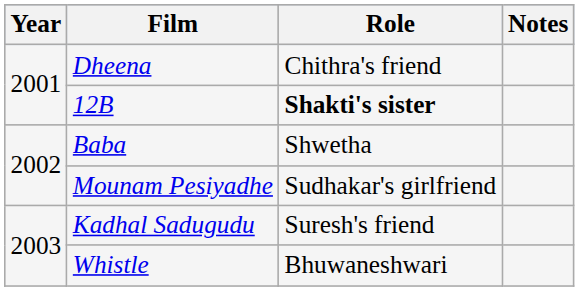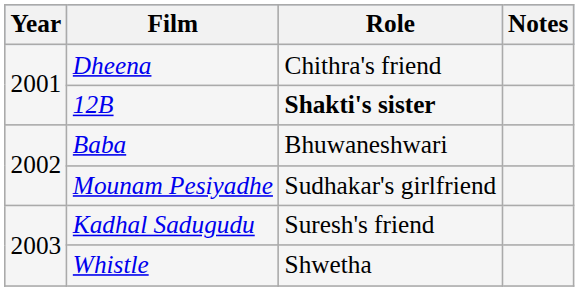(328, 144) Shwetha -> (366, 144) Bhuwaneshwari
(366, 265) Bhuwaneshwari -> (328, 265) Shwetha
